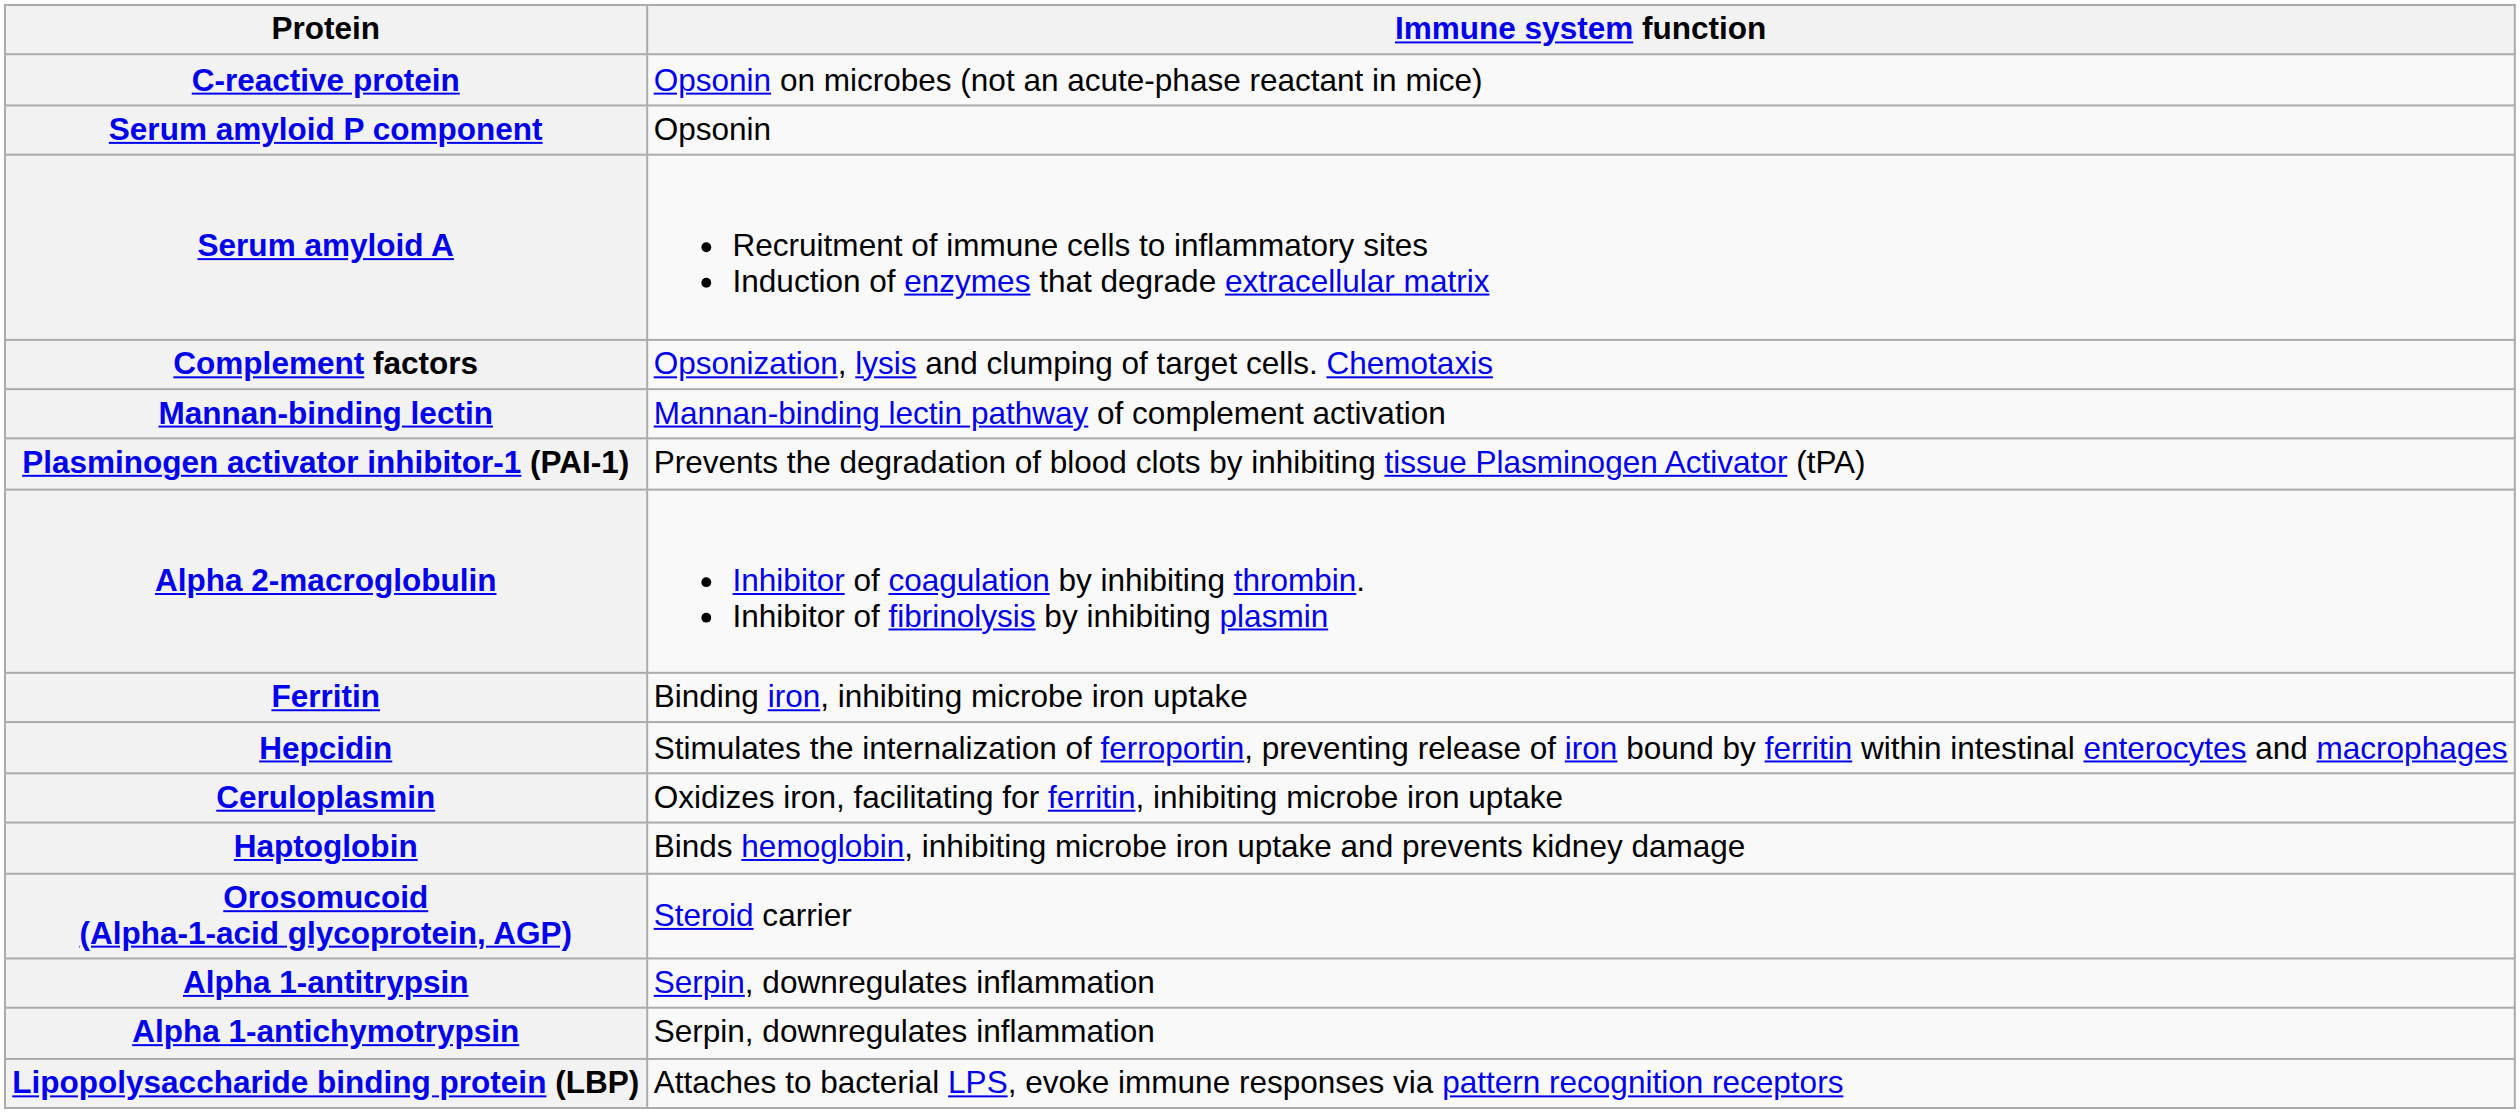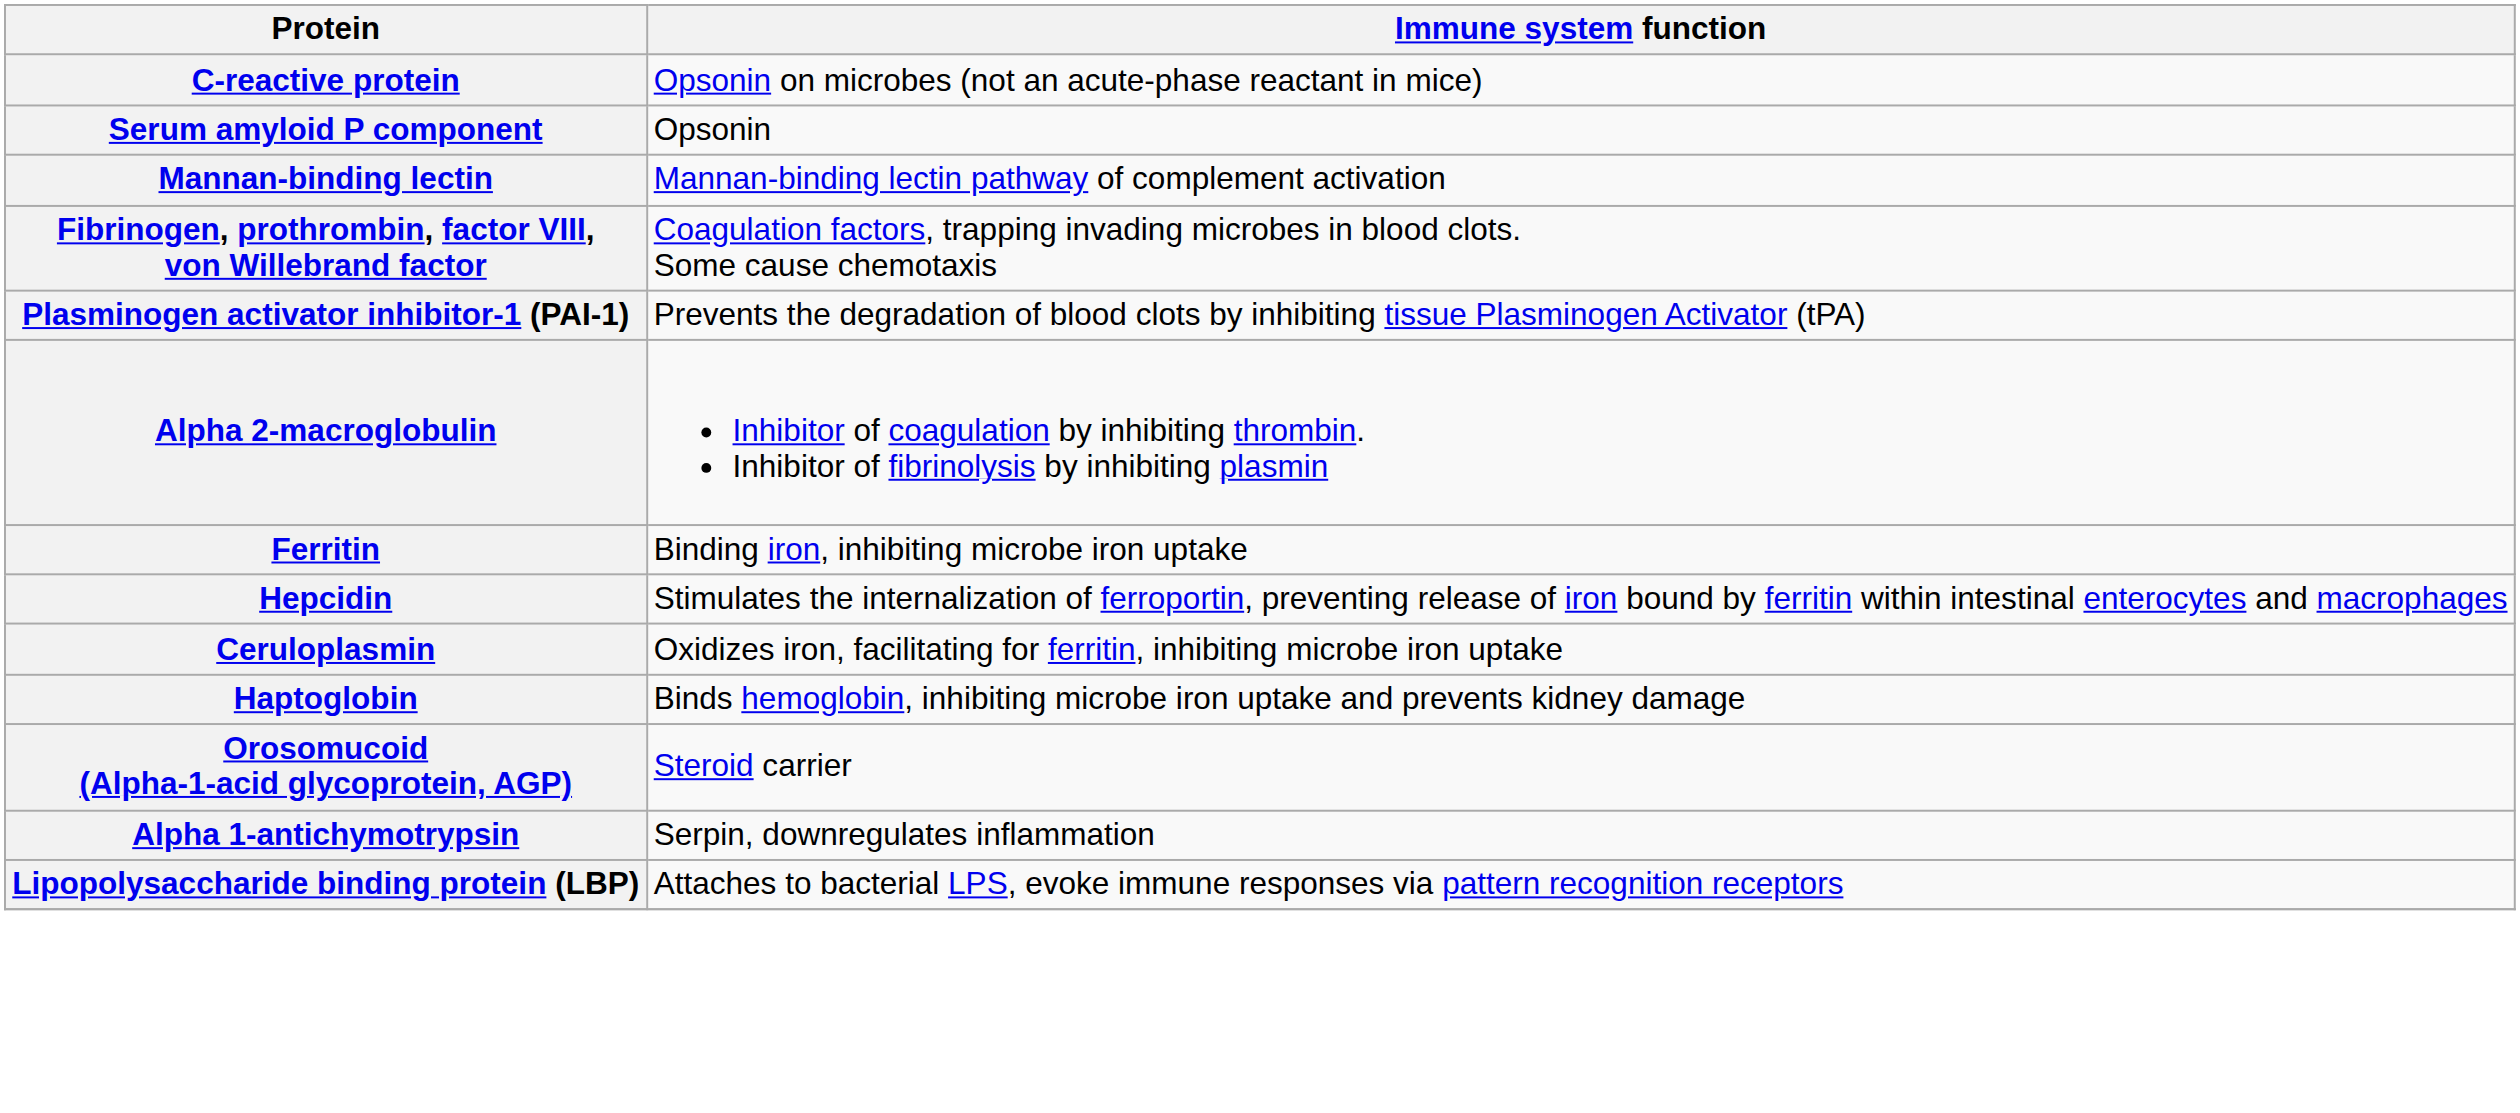- row: (326, 246)
- row: (326, 363)
+ row: (326, 247)
- row: (326, 982)
